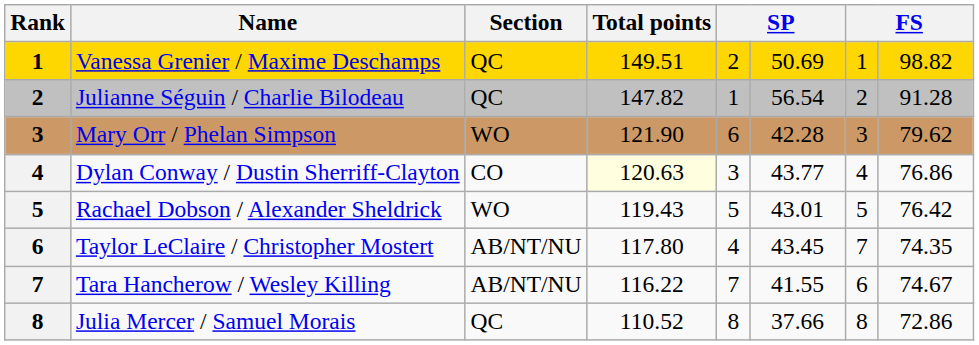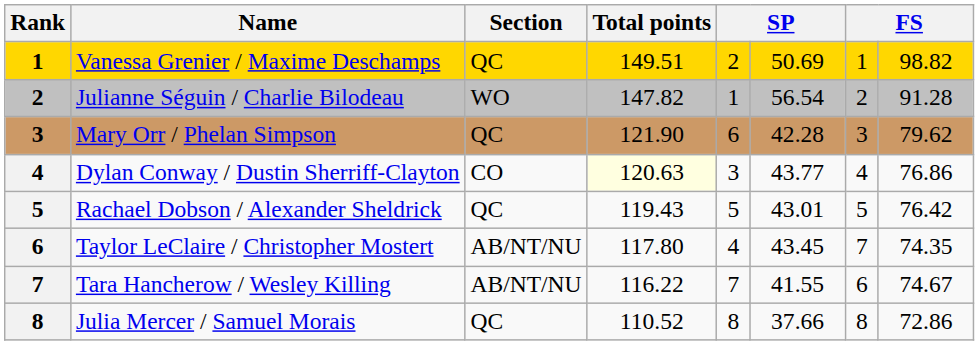(487, 97) QC -> (490, 97) WO
(490, 135) WO -> (487, 135) QC
(490, 209) WO -> (487, 209) QC
